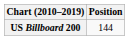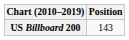(106, 27) 144 -> (106, 27) 143
